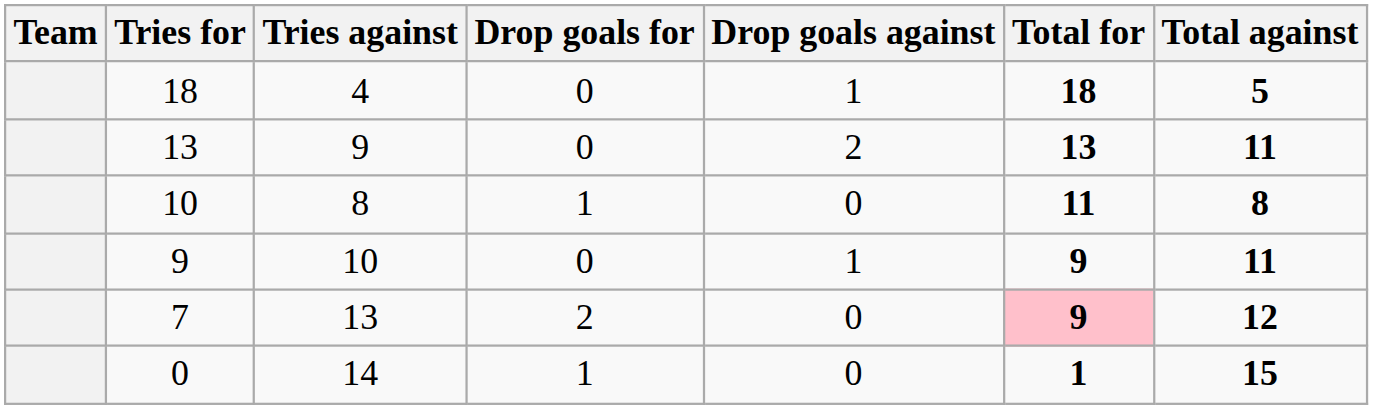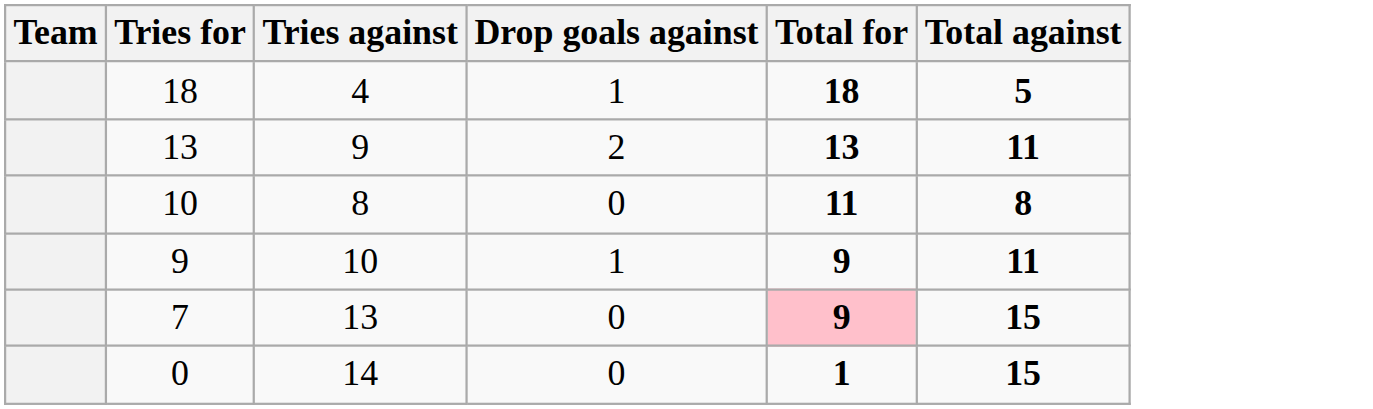- column: (585, 32)
(1260, 317) 12 -> (1023, 317) 15
